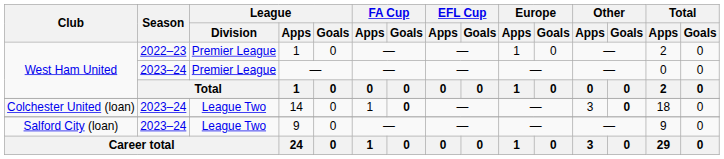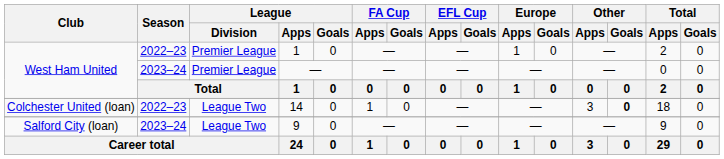(163, 107) 2023–24 -> (163, 107) 2022–23
(406, 107) bold -> (406, 107) normal
